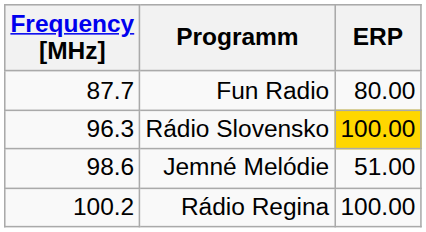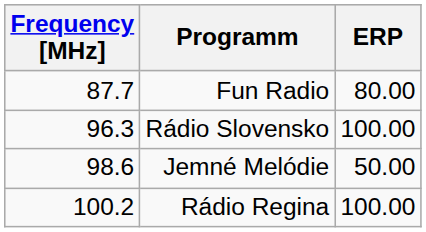(378, 129) gold background -> (378, 129) no background
(385, 167) 51.00 -> (385, 167) 50.00
